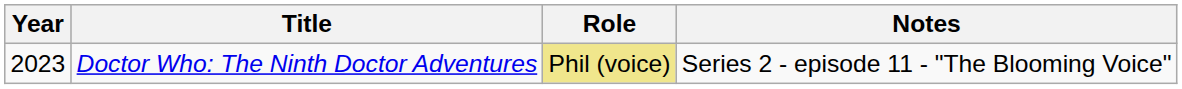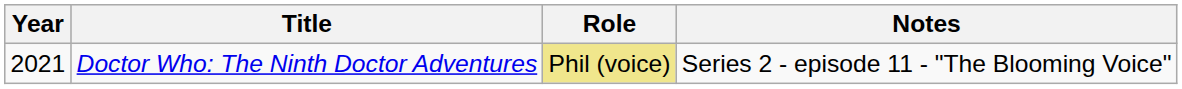(38, 63) 2023 -> (38, 63) 2021
